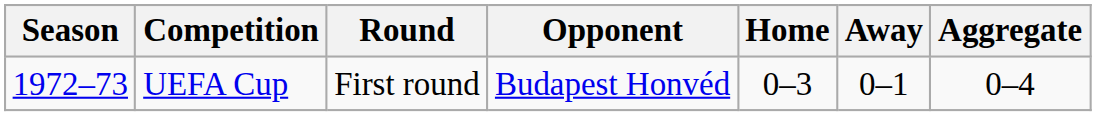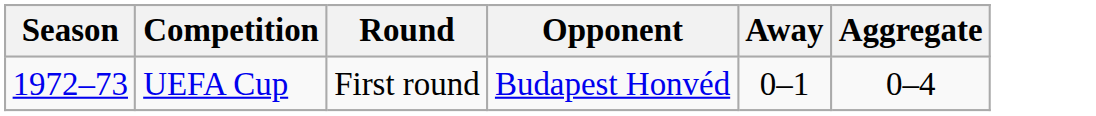- column: (787, 30)
